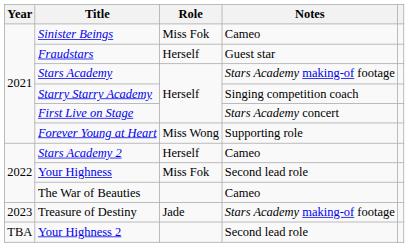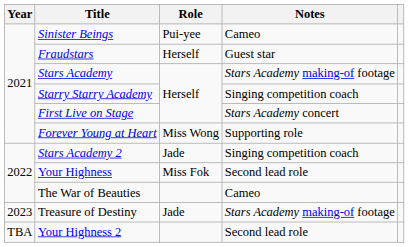(186, 34) Miss Fok -> (181, 34) Pui-yee
(181, 152) Herself -> (173, 152) Jade
(243, 152) Cameo -> (292, 152) Singing competition coach
